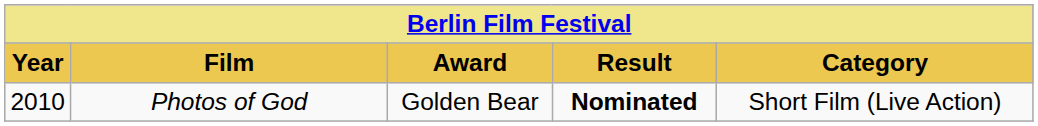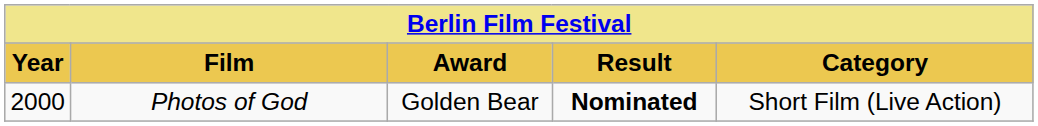(38, 101) 2010 -> (38, 101) 2000
